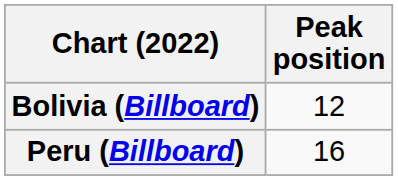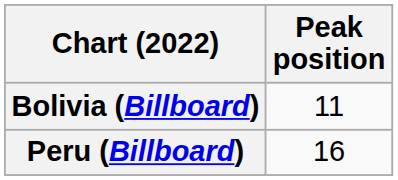(329, 105) 12 -> (329, 105) 11
